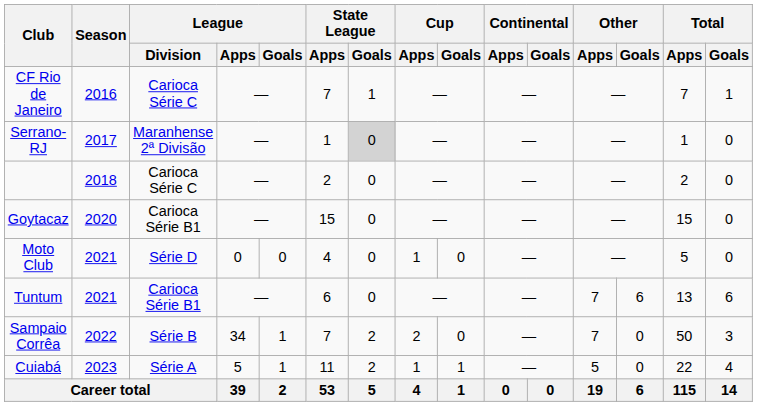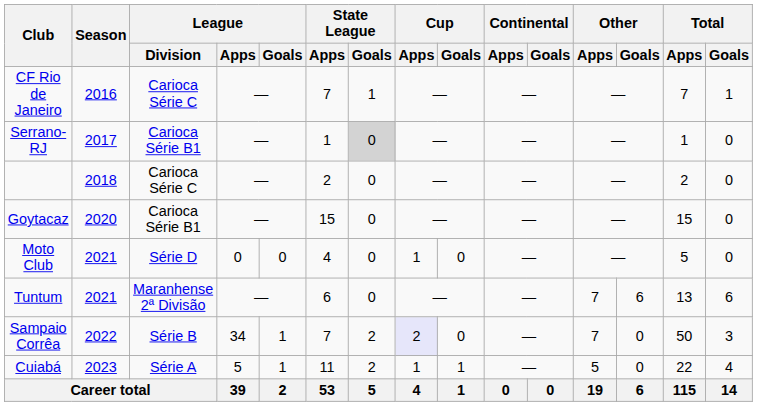(173, 141) Maranhense 2ª Divisão -> (173, 141) Carioca Série B1
(173, 297) Carioca Série B1 -> (173, 297) Maranhense 2ª Divisão
(416, 336) no background -> (416, 336) lavender background
